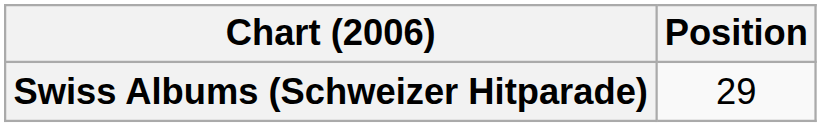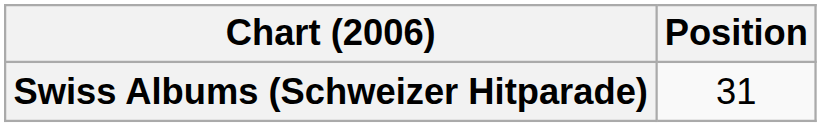(736, 90) 29 -> (736, 90) 31
